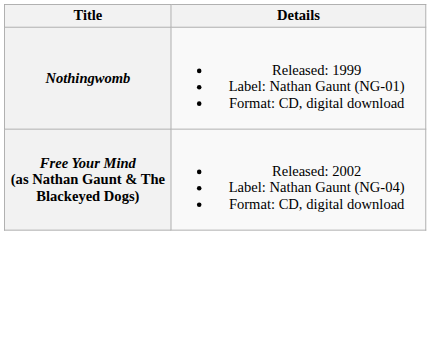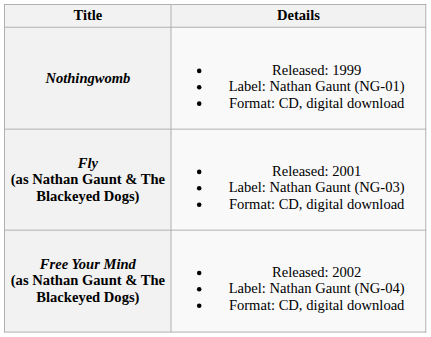+ row: (88, 179)
